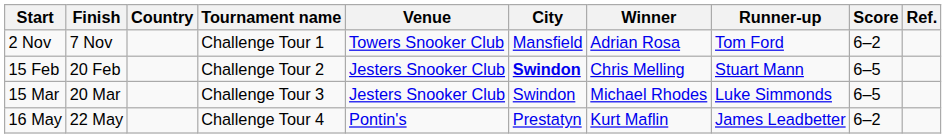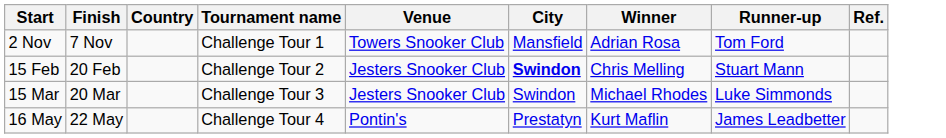- column: (876, 17)
